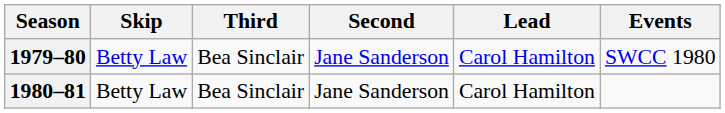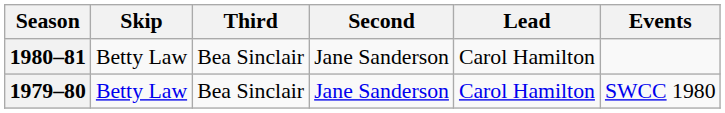rows swapped: (48, 56) <-> (48, 90)
